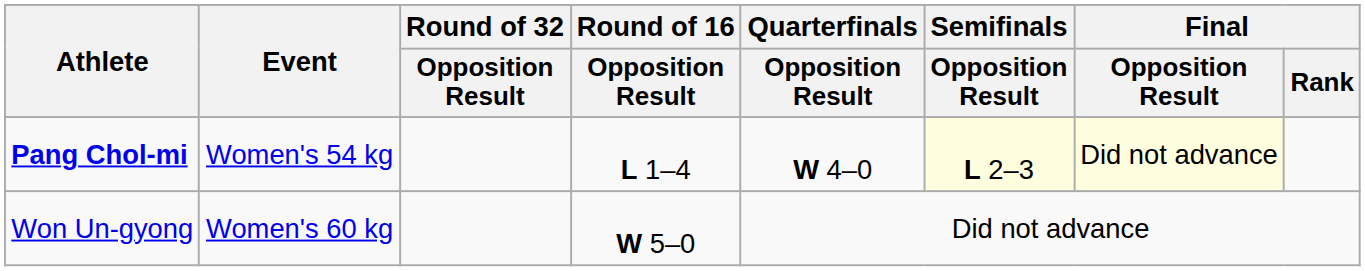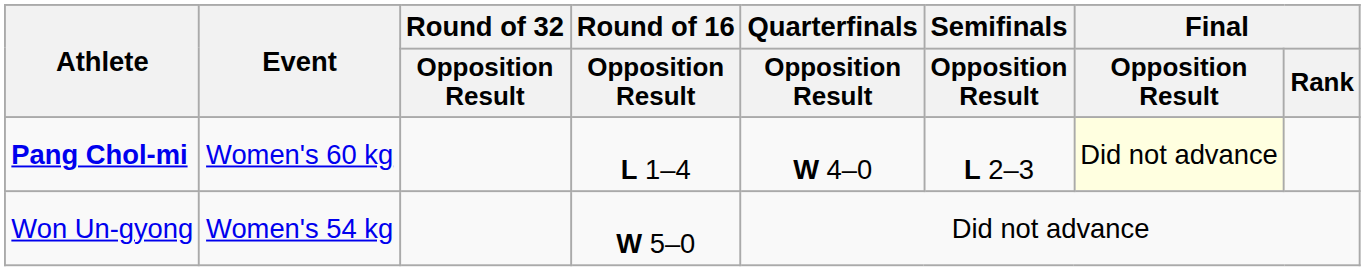(300, 155) Women's 54 kg -> (300, 155) Women's 60 kg
(999, 170) lightyellow background -> (999, 170) no background
(300, 228) Women's 60 kg -> (300, 228) Women's 54 kg
